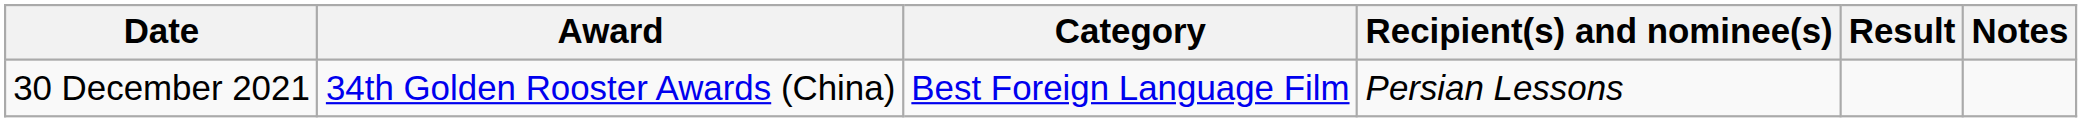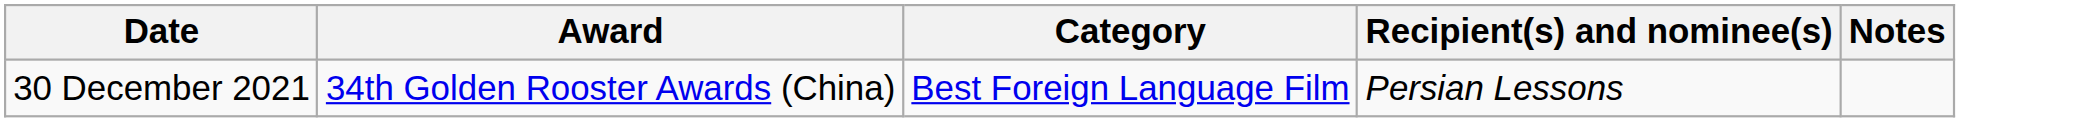- column: (1902, 32)
